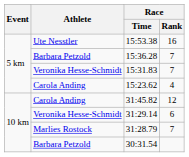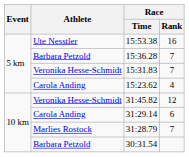(59, 100) Carola Anding -> (77, 100) Veronika Hesse-Schmidt
(77, 115) Veronika Hesse-Schmidt -> (59, 115) Carola Anding
